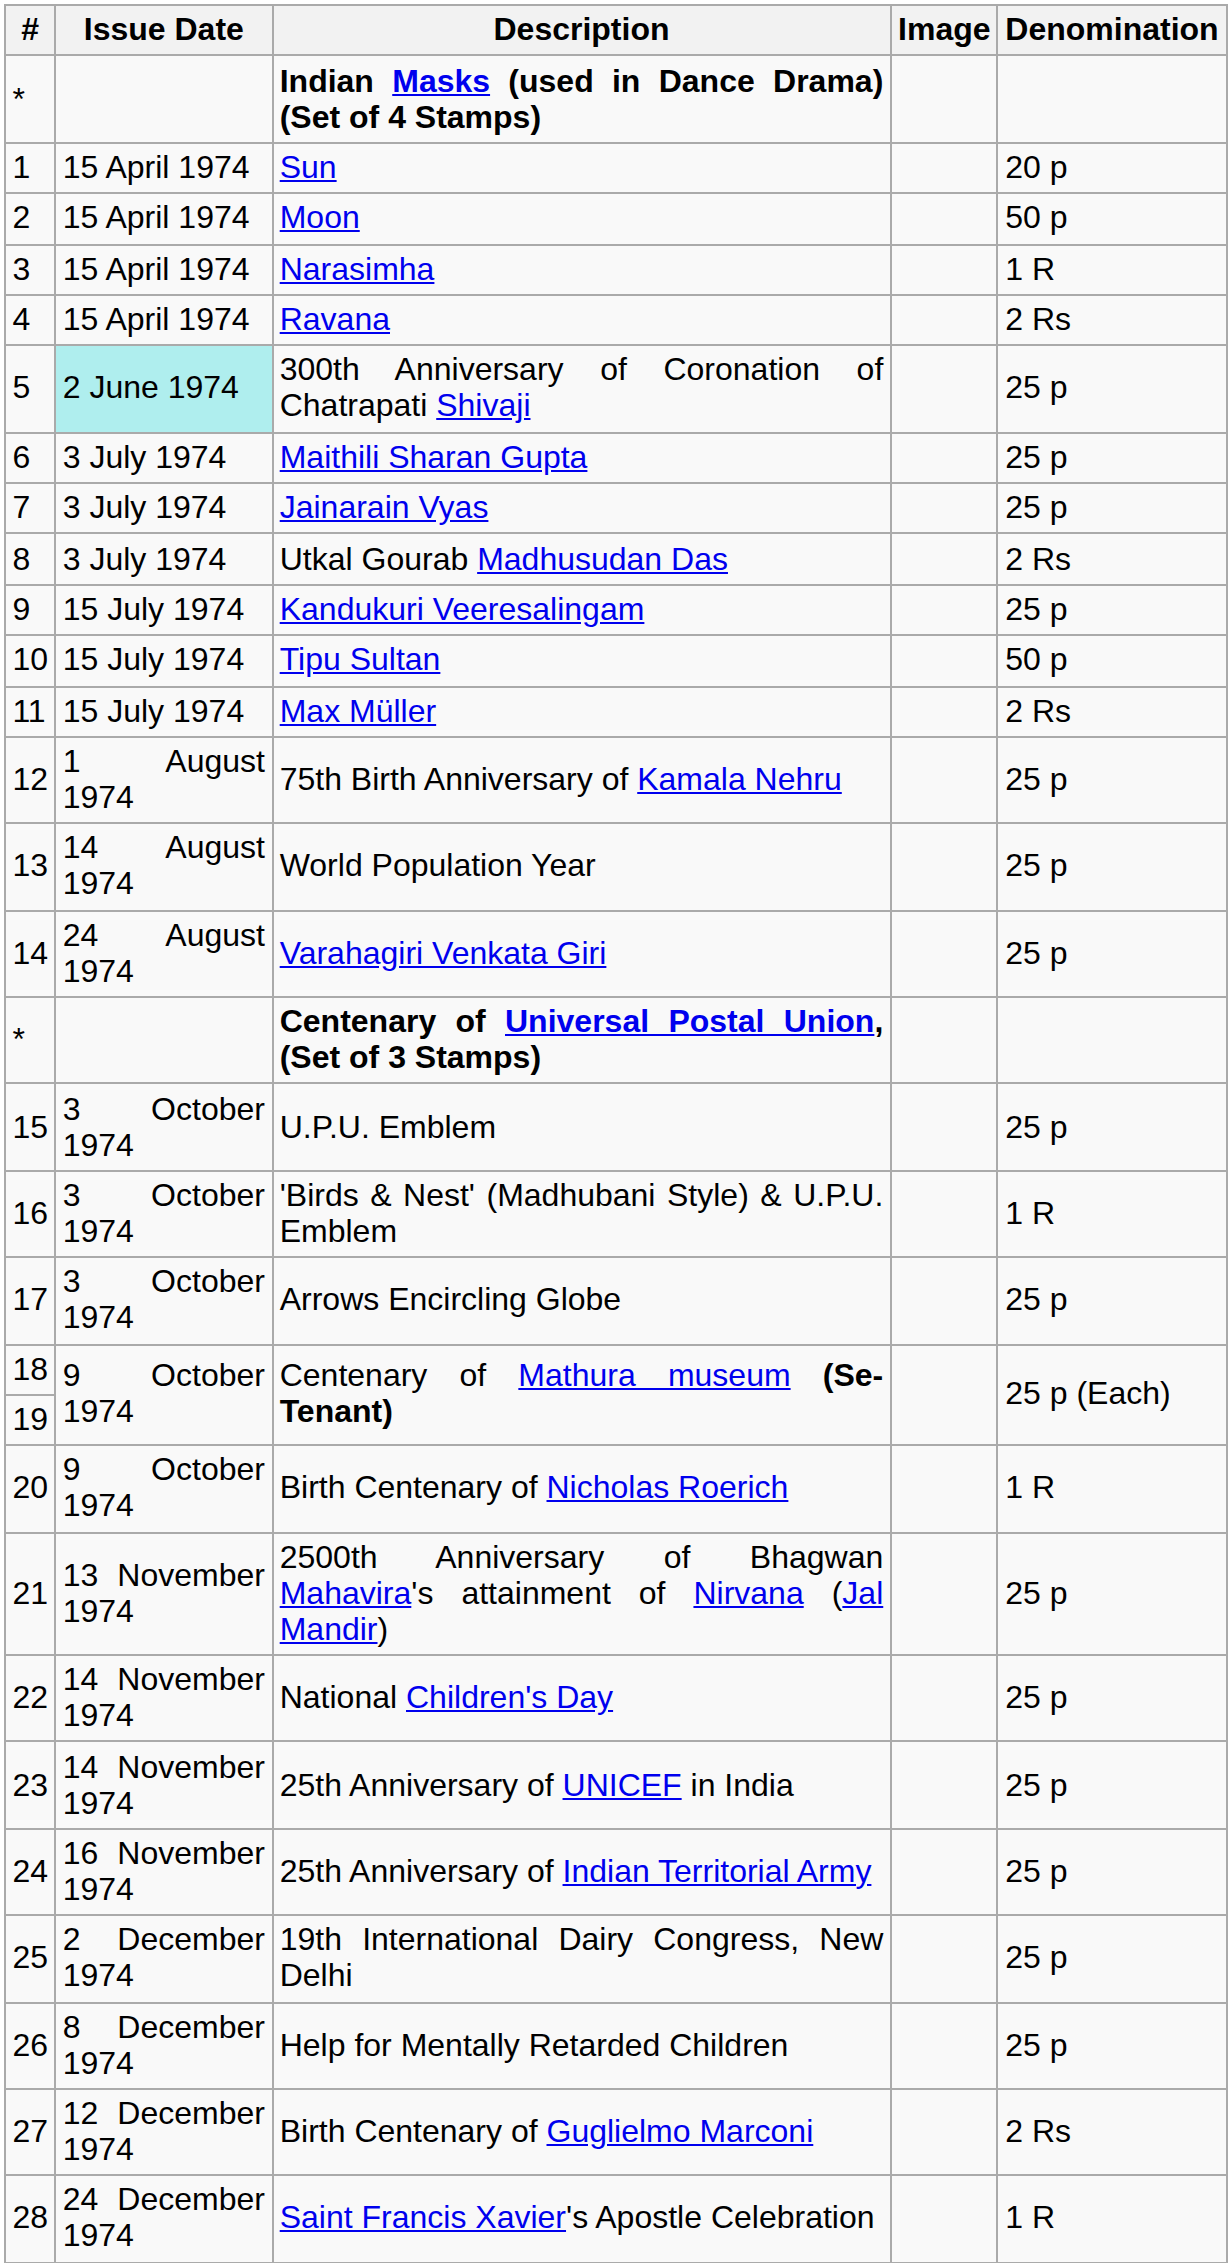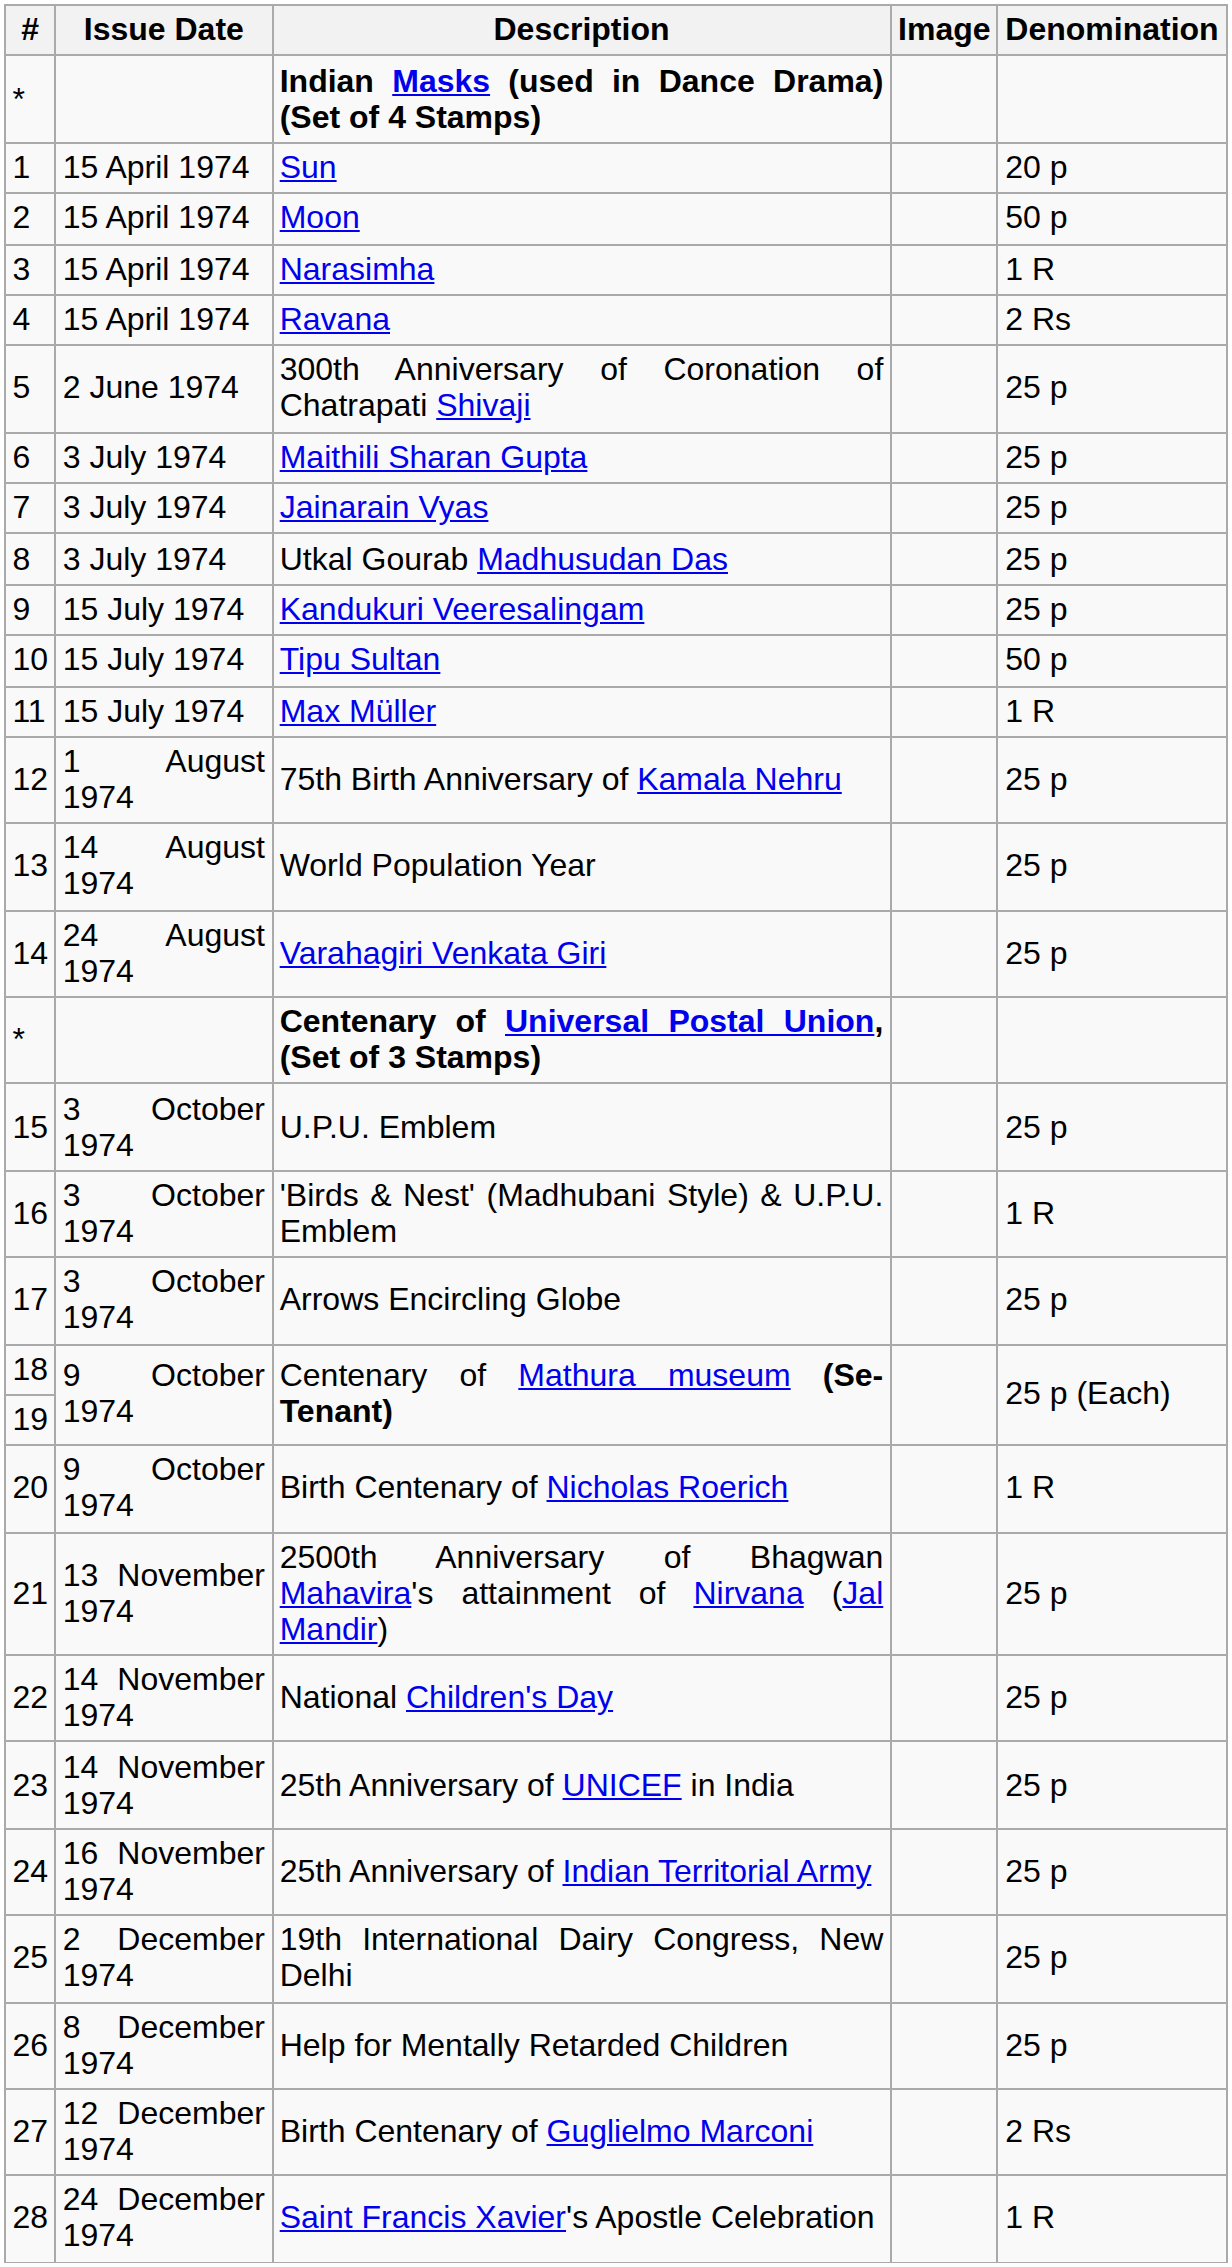(151, 388) paleturquoise background -> (151, 388) no background
(1038, 558) 2 Rs -> (1036, 558) 25 p
(1038, 710) 2 Rs -> (1030, 710) 1 R
